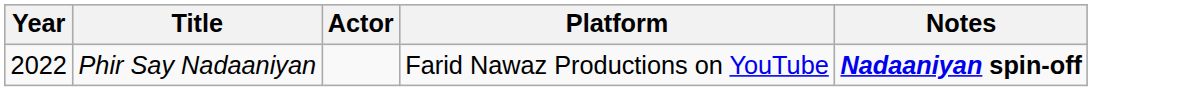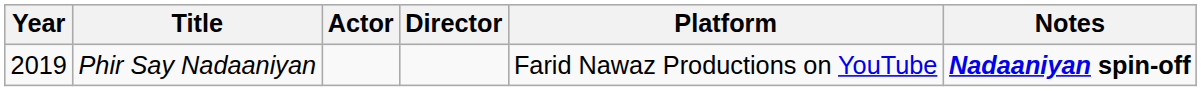+ column: (454, 24)
(39, 64) 2022 -> (39, 64) 2019
